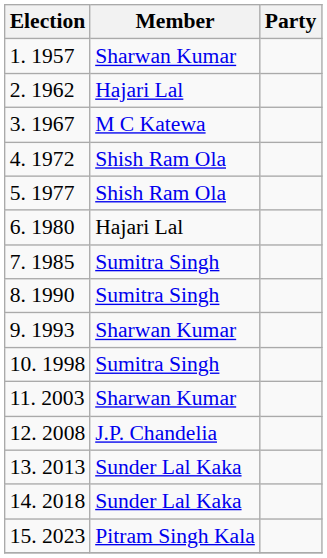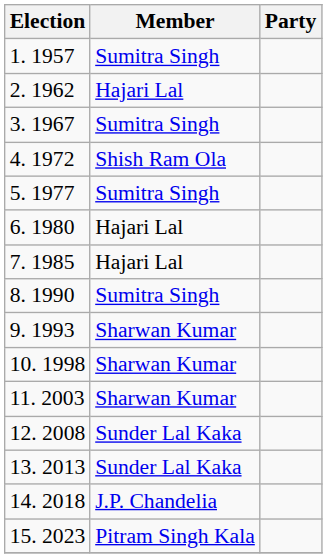(166, 55) Sharwan Kumar -> (157, 55) Sumitra Singh
(150, 124) M C Katewa -> (157, 124) Sumitra Singh
(161, 192) Shish Ram Ola -> (157, 192) Sumitra Singh
(157, 261) Sumitra Singh -> (139, 261) Hajari Lal
(157, 364) Sumitra Singh -> (166, 364) Sharwan Kumar
(156, 432) J.P. Chandelia -> (168, 432) Sunder Lal Kaka
(168, 501) Sunder Lal Kaka -> (156, 501) J.P. Chandelia
